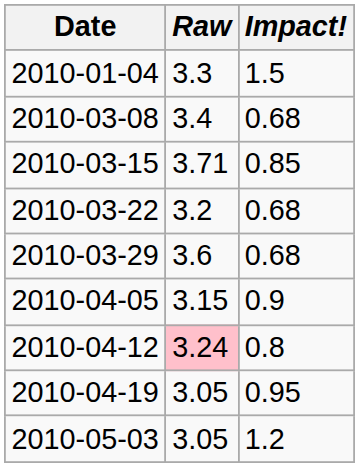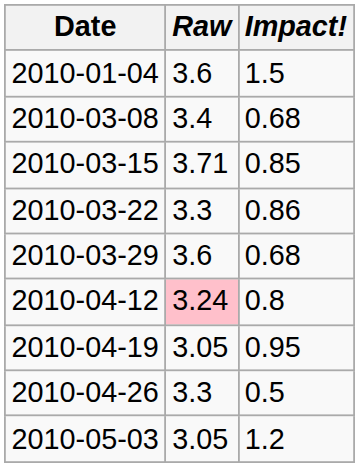(192, 73) 3.3 -> (192, 73) 3.6
(192, 210) 3.2 -> (192, 210) 3.3
(273, 210) 0.68 -> (273, 210) 0.86
- row: (85, 301)
+ row: (85, 392)
